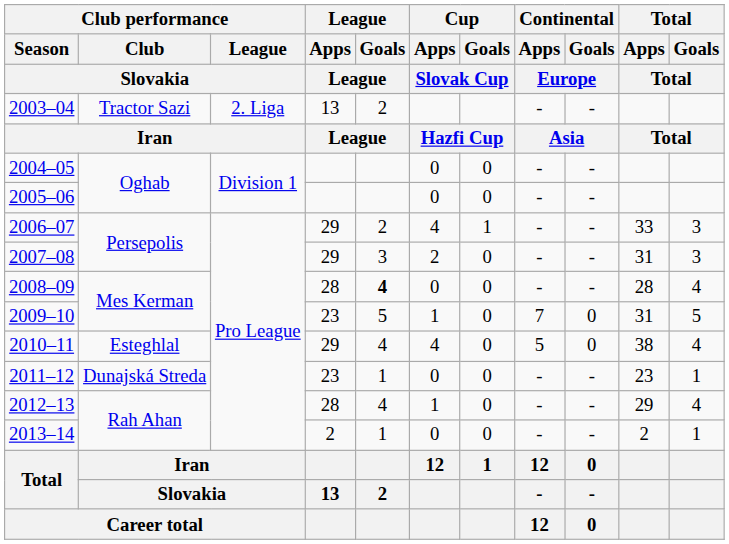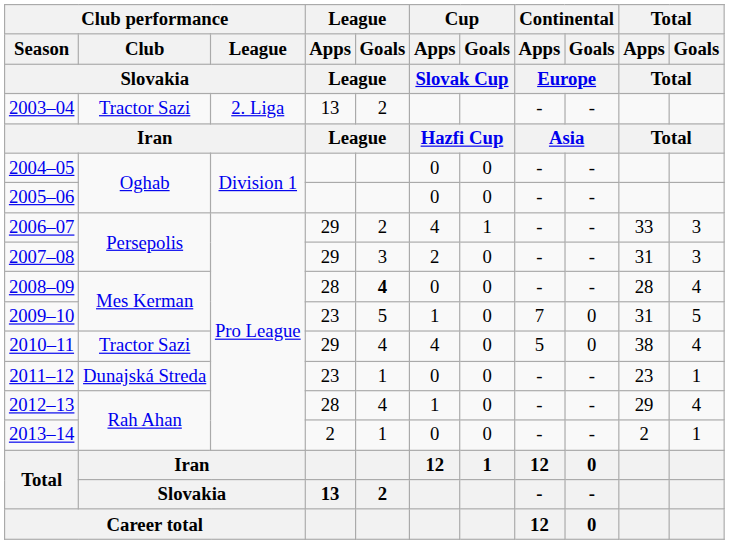(145, 345) Esteghlal -> (145, 345) Tractor Sazi
